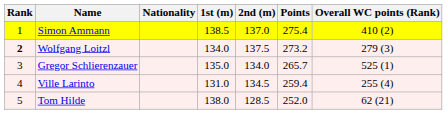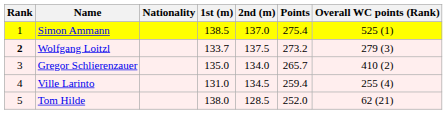(377, 30) 410 (2) -> (377, 30) 525 (1)
(217, 48) 134.0 -> (217, 48) 133.7
(377, 65) 525 (1) -> (377, 65) 410 (2)
